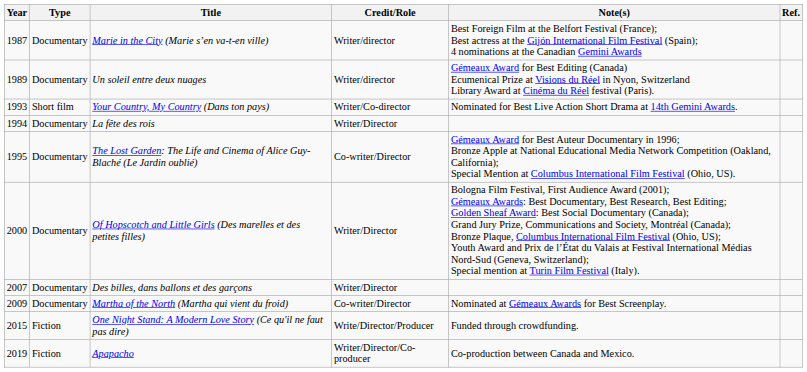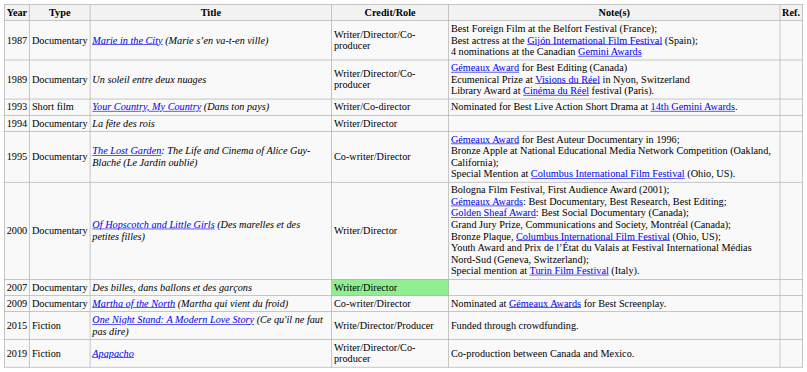(364, 40) Writer/director -> (375, 40) Writer/Director/Co-producer
(364, 79) Writer/director -> (375, 79) Writer/Director/Co-producer
(366, 287) no background -> (366, 287) lightgreen background
